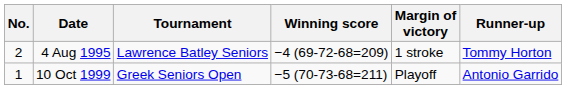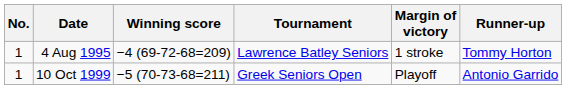columns swapped: (192, 23) <-> (331, 23)
(19, 52) 2 -> (19, 52) 1
